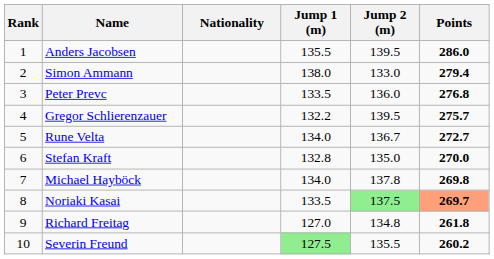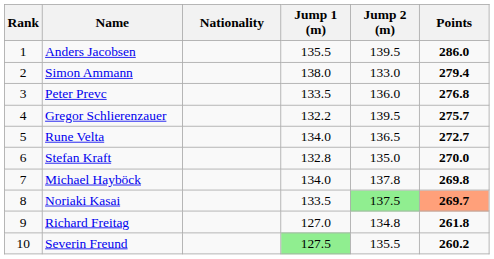(385, 136) 136.7 -> (385, 136) 136.5
